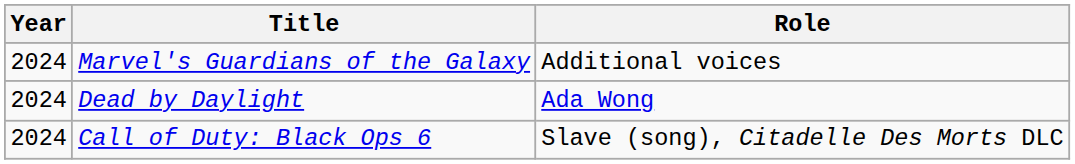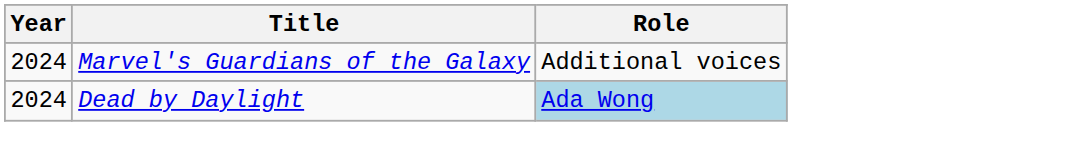(598, 101) no background -> (598, 101) lightblue background
- row: (255, 139)
